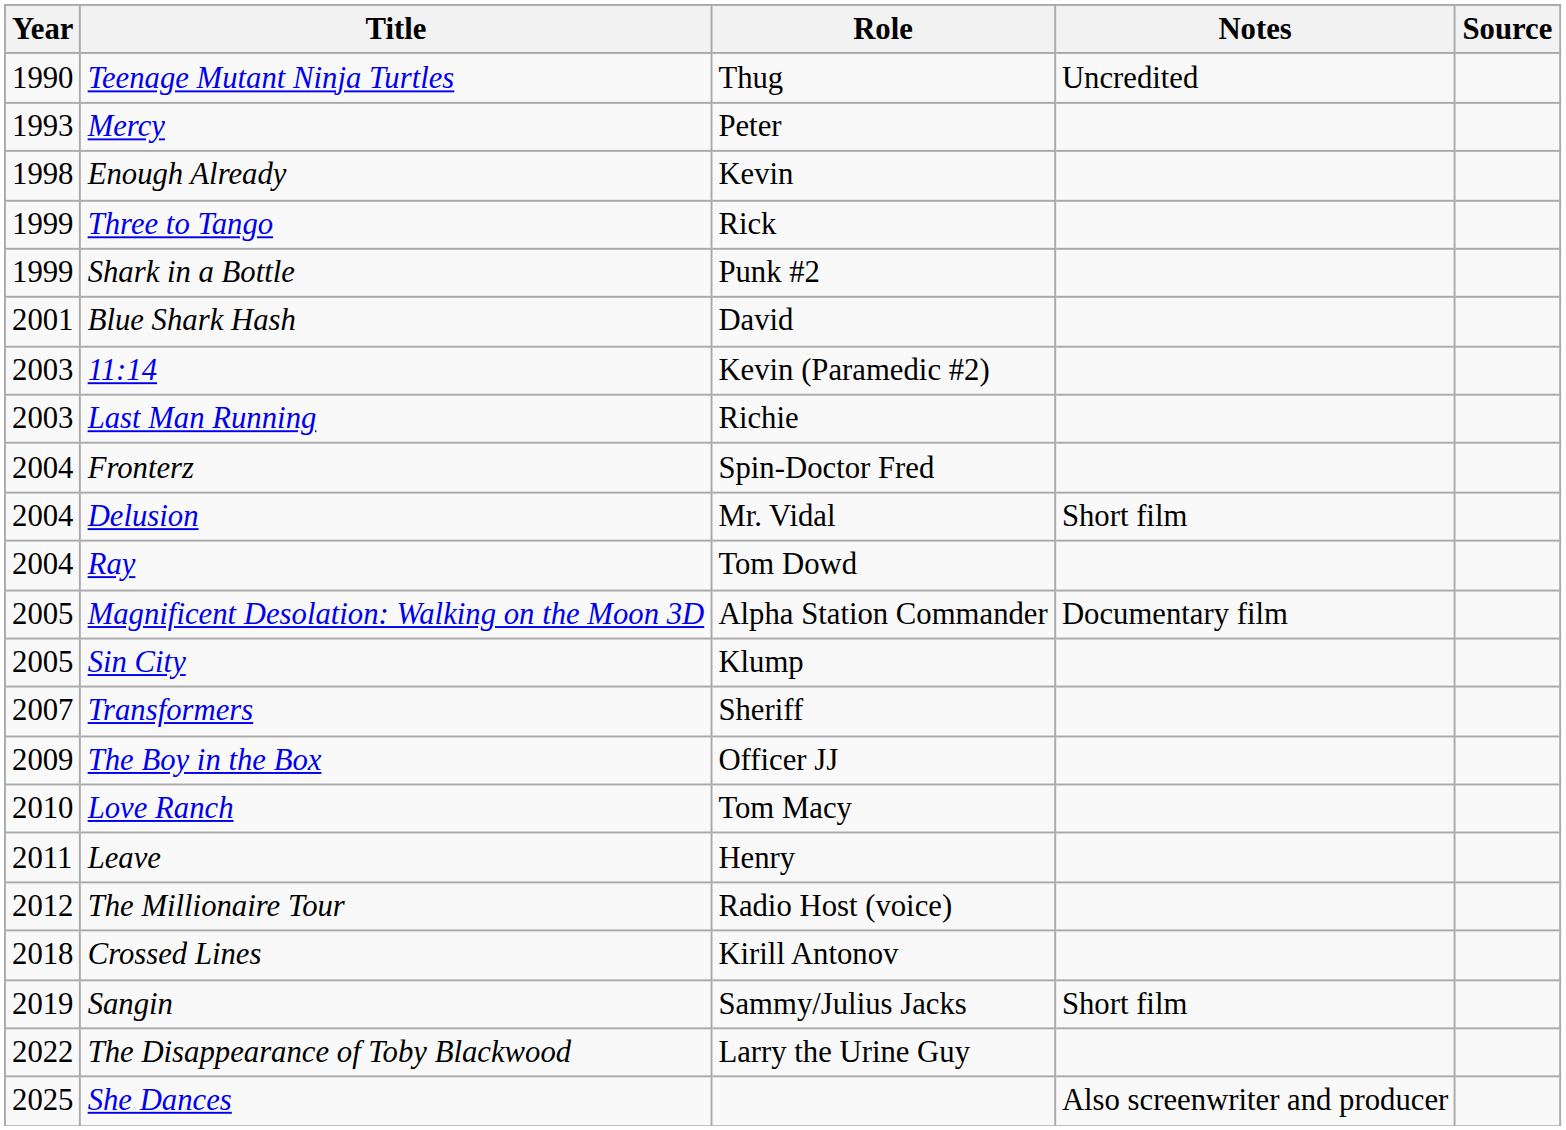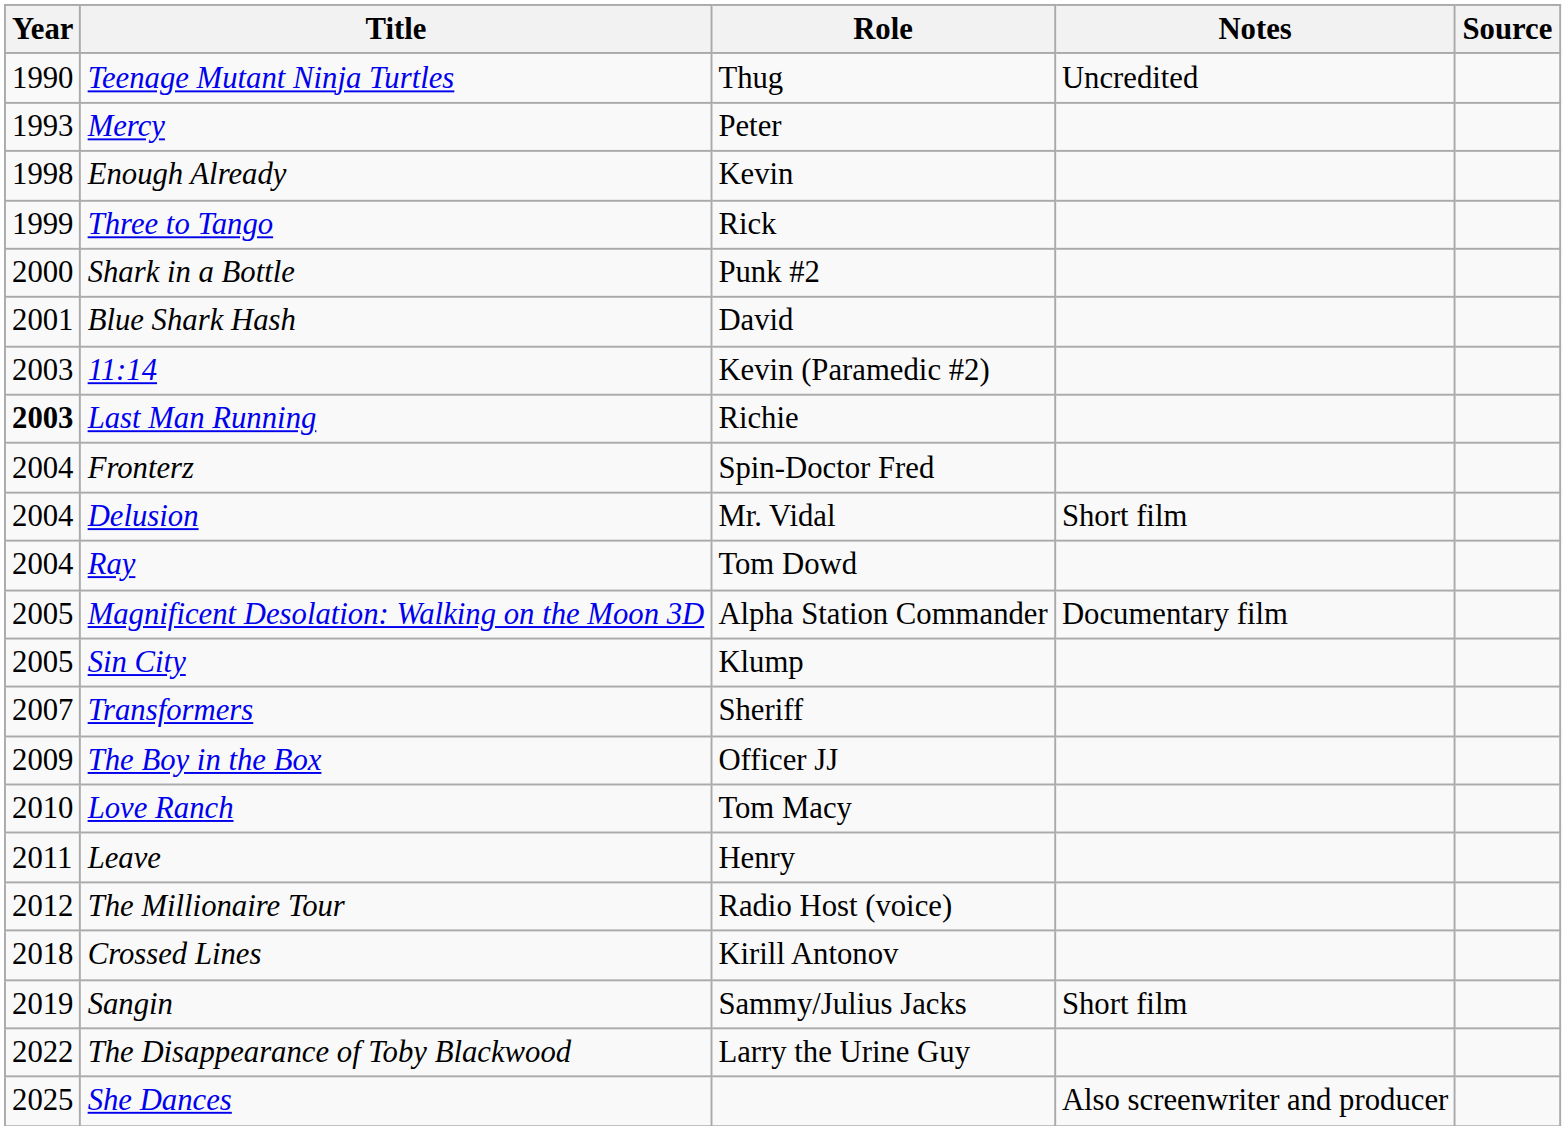(43, 272) 1999 -> (43, 272) 2000
(43, 418) normal -> (43, 418) bold
